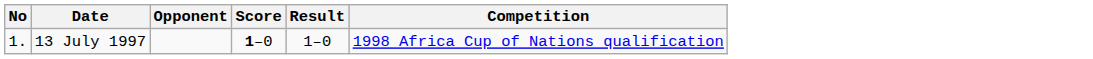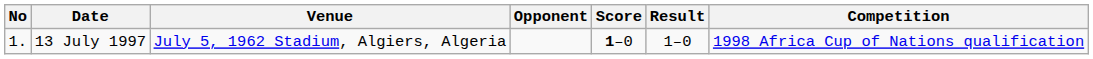+ column: (330, 17)
